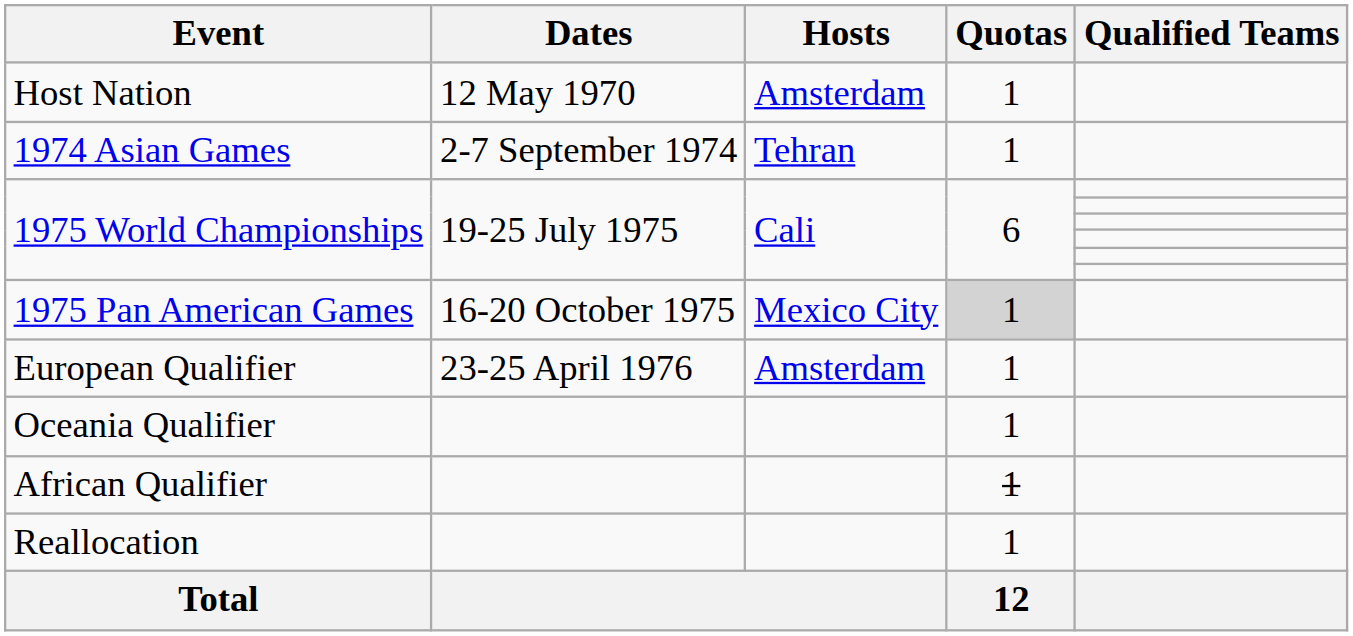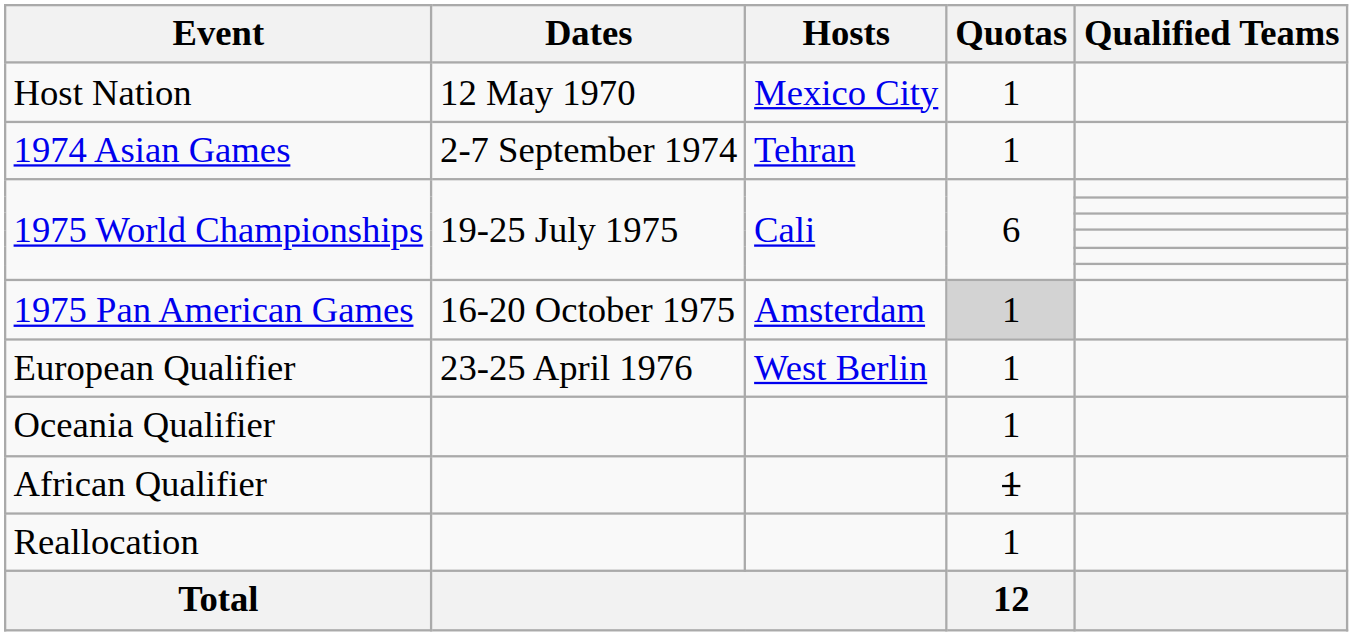(840, 91) Amsterdam -> (846, 91) Mexico City
(846, 309) Mexico City -> (840, 309) Amsterdam
(840, 367) Amsterdam -> (841, 367) West Berlin
